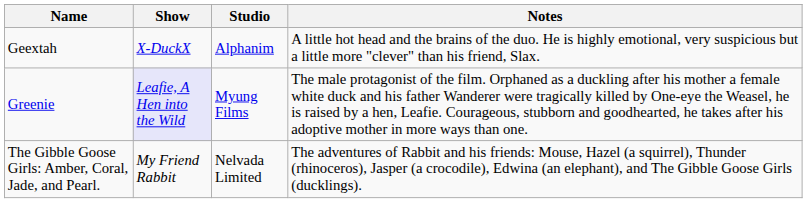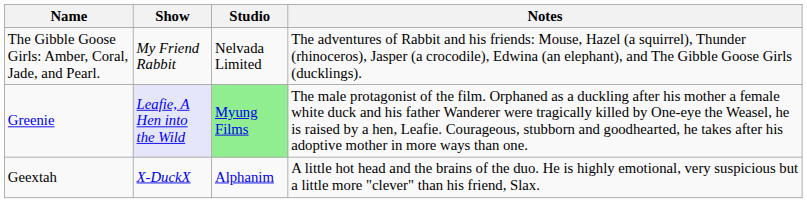rows swapped: (32, 47) <-> (68, 169)
(236, 104) no background -> (236, 120) lightgreen background
